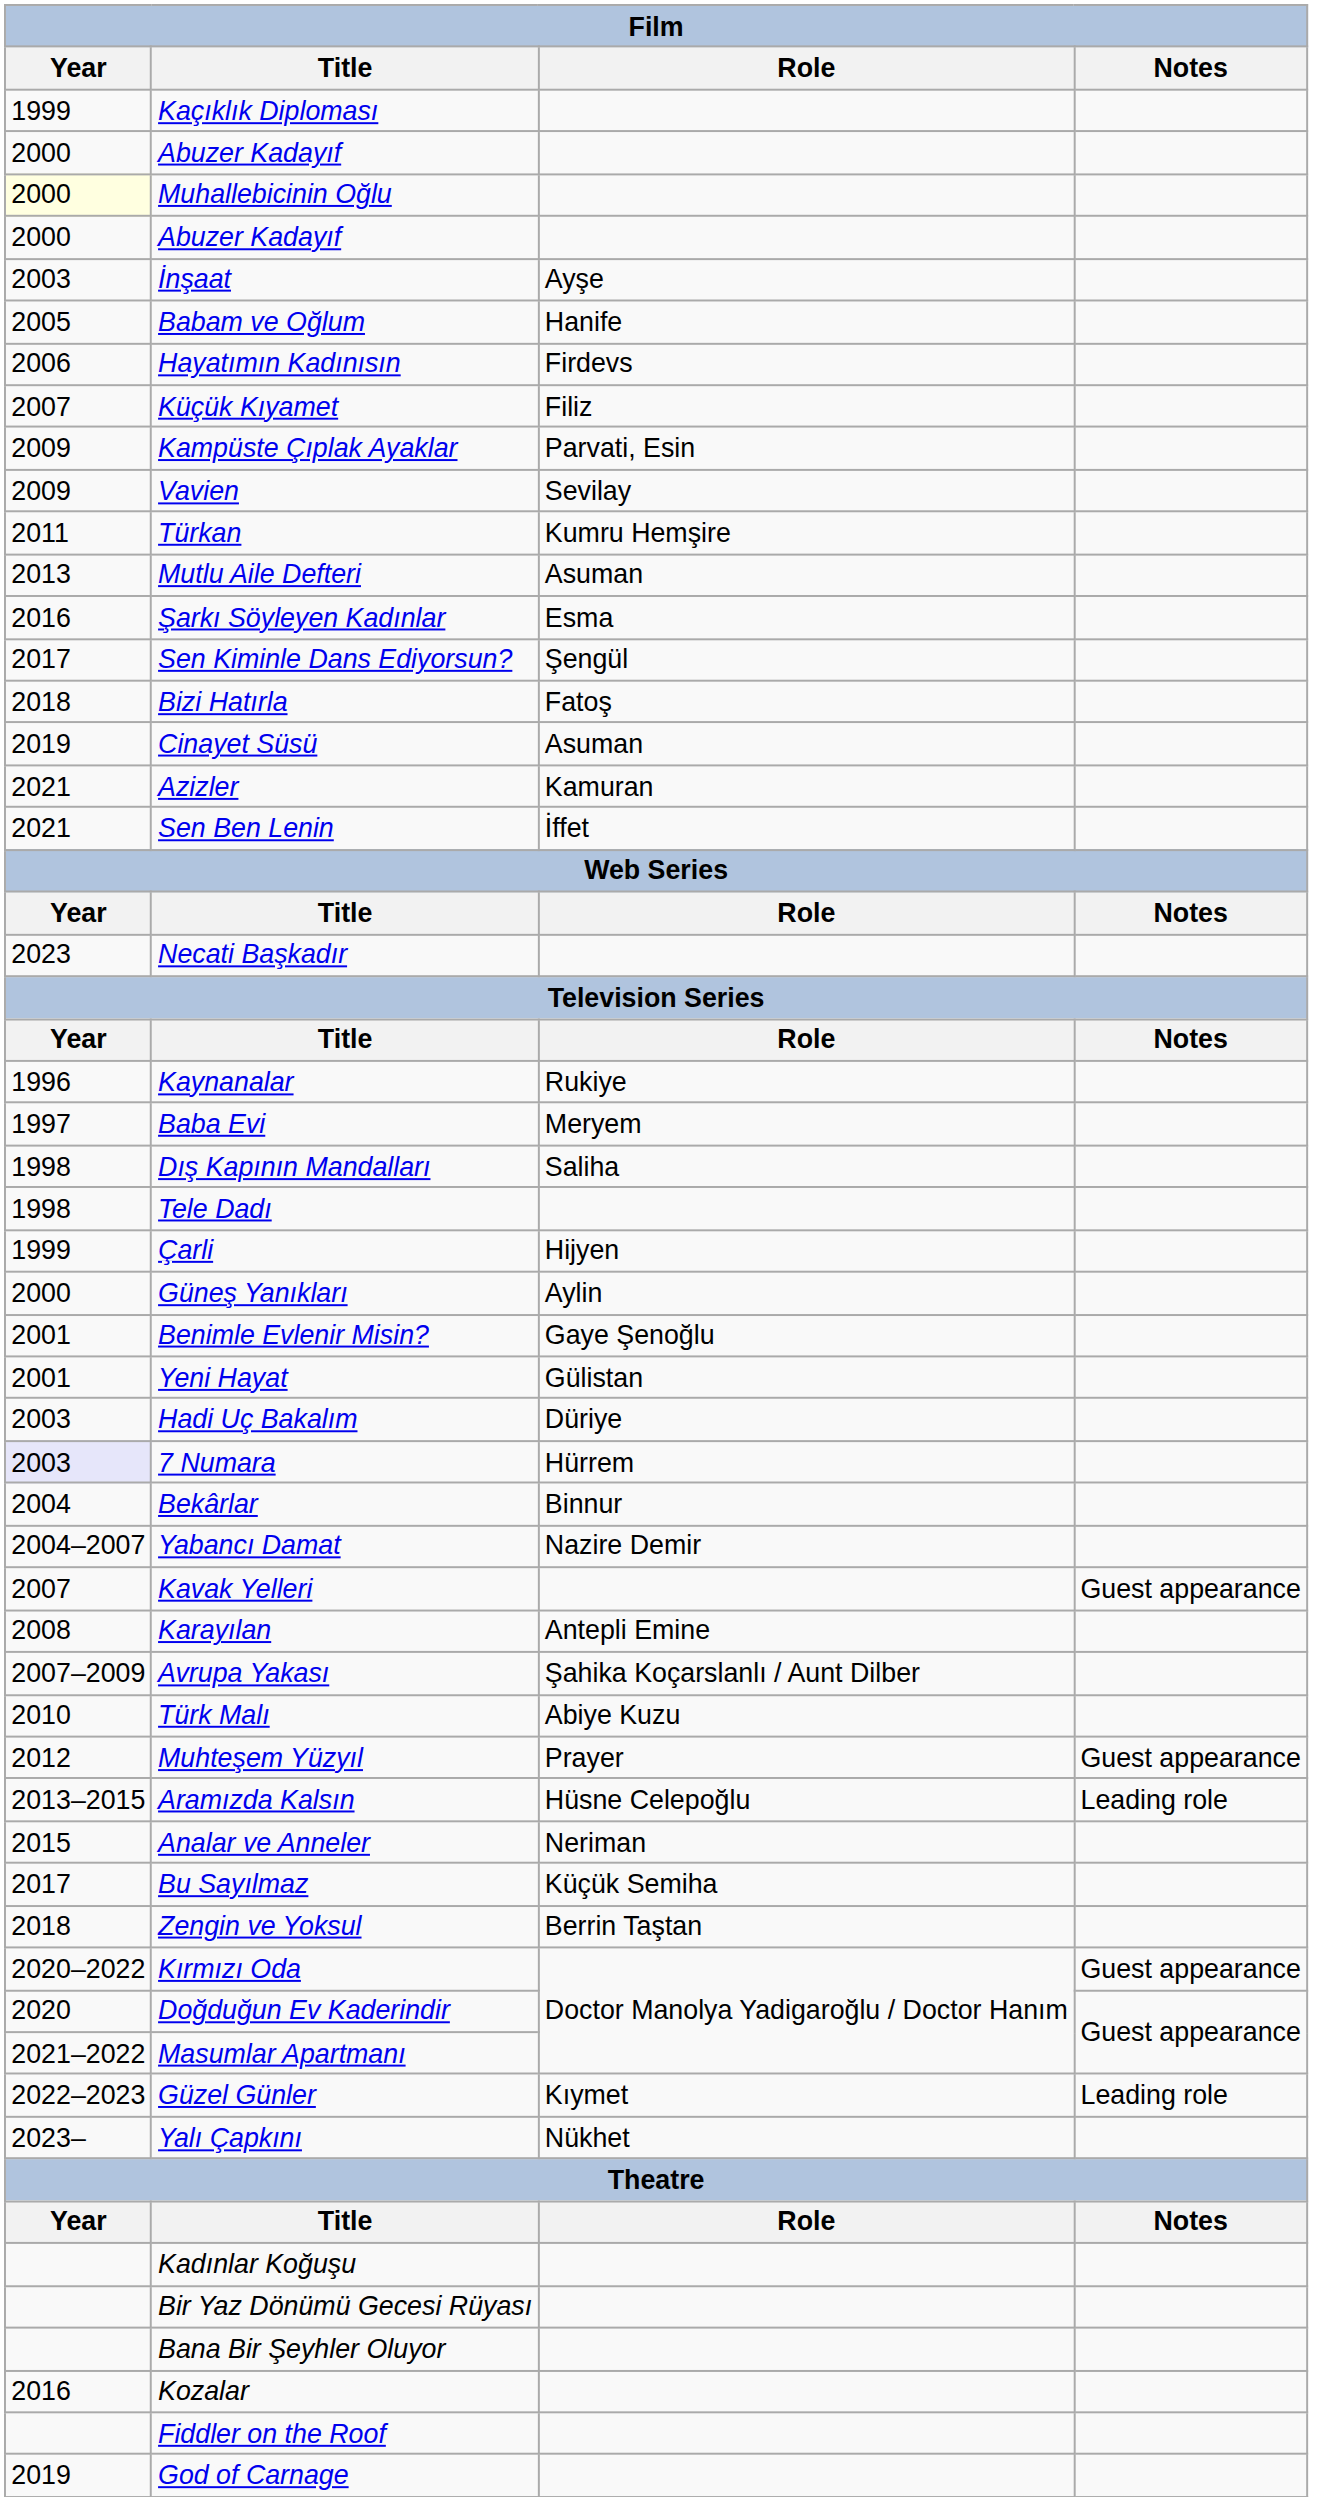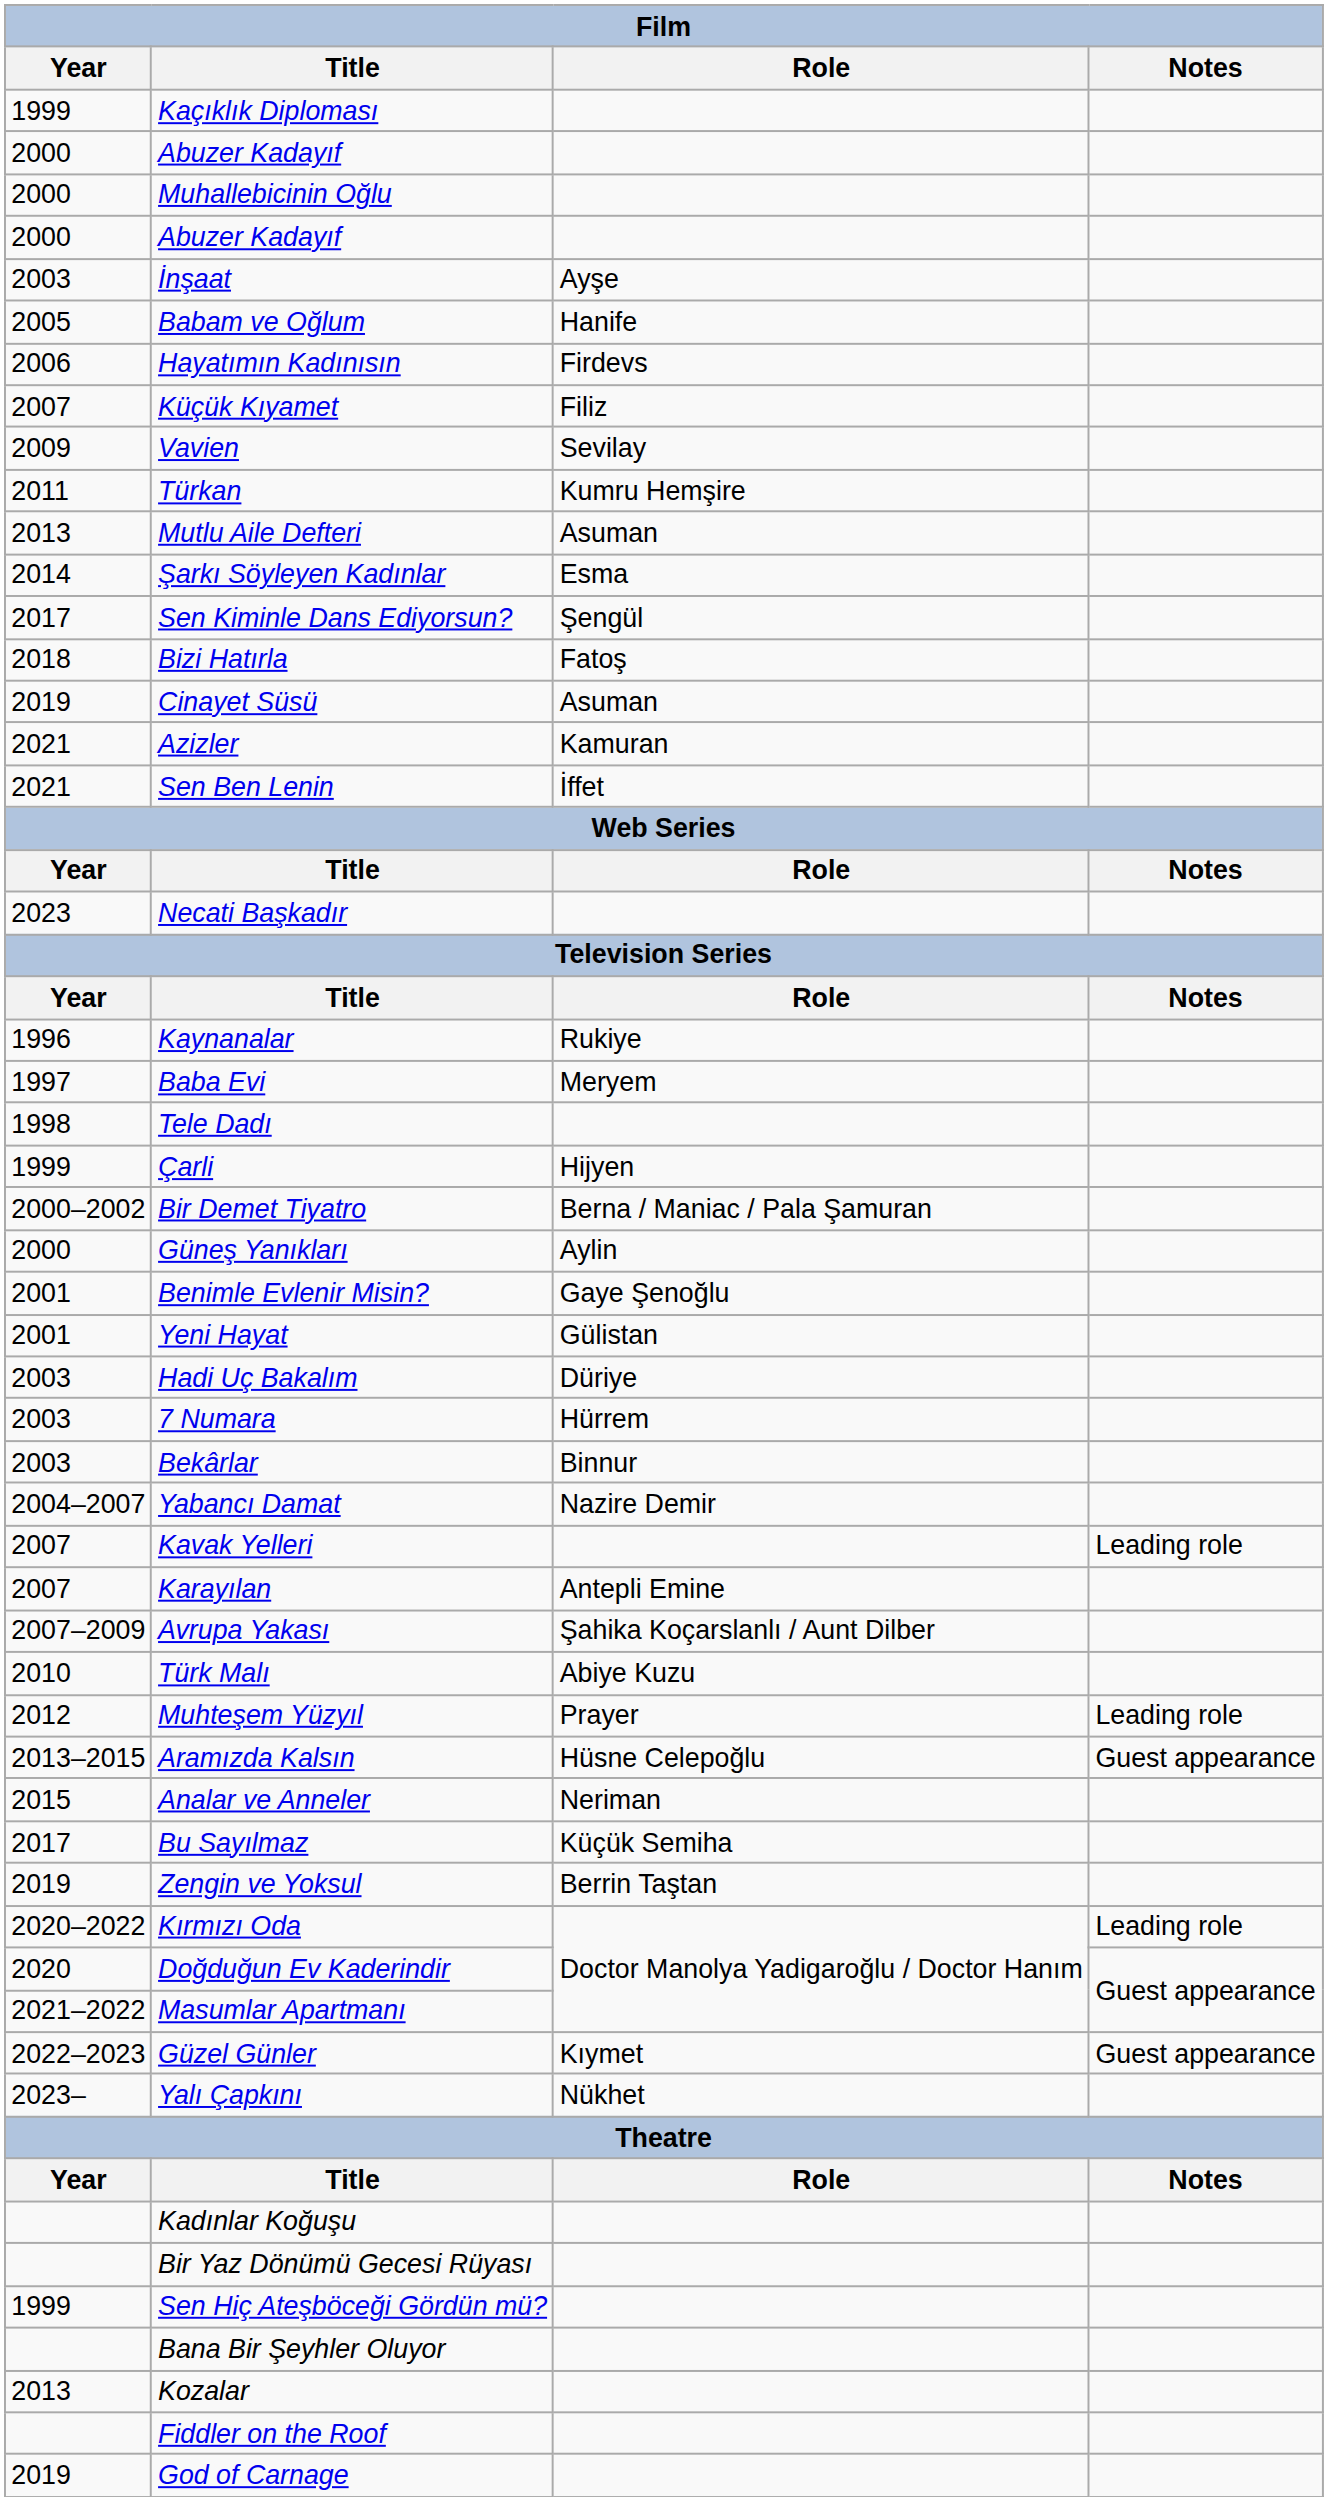(41, 195) lightyellow background -> (41, 195) no background
- row: (308, 448)
(41, 617) 2016 -> (41, 575) 2014
- row: (294, 1166)
+ row: (262, 1208)
(41, 1462) lavender background -> (41, 1419) no background
(41, 1504) 2004 -> (41, 1462) 2003
(1191, 1588) Guest appearance -> (1169, 1546) Leading role
(41, 1631) 2008 -> (41, 1588) 2007
(1191, 1757) Guest appearance -> (1169, 1715) Leading role
(1154, 1799) Leading role -> (1206, 1757) Guest appearance
(41, 1926) 2018 -> (41, 1884) 2019
(1191, 1968) Guest appearance -> (1169, 1926) Leading role
(1154, 2095) Leading role -> (1206, 2053) Guest appearance
+ row: (353, 2306)
(41, 2391) 2016 -> (41, 2391) 2013
